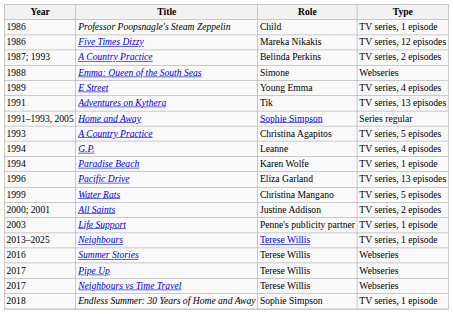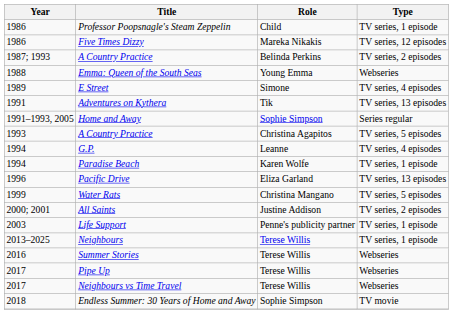(275, 73) Simone -> (286, 73) Young Emma
(286, 88) Young Emma -> (275, 88) Simone
(398, 301) TV series, 1 episode -> (379, 301) TV movie
